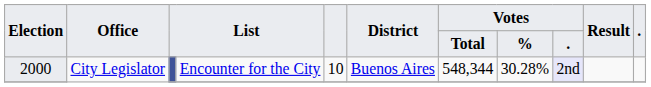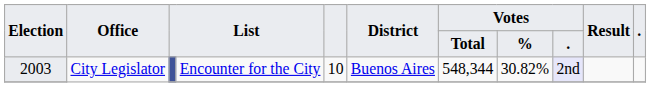(36, 69) 2000 -> (36, 69) 2003
(525, 69) 30.28% -> (525, 69) 30.82%
